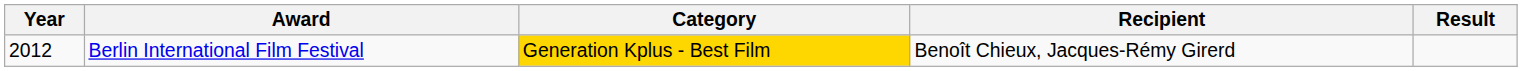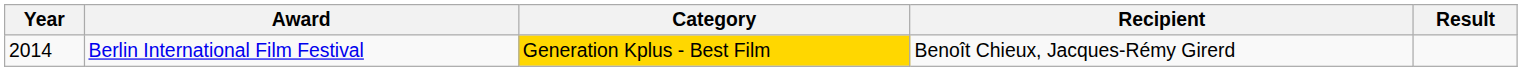(31, 50) 2012 -> (31, 50) 2014
